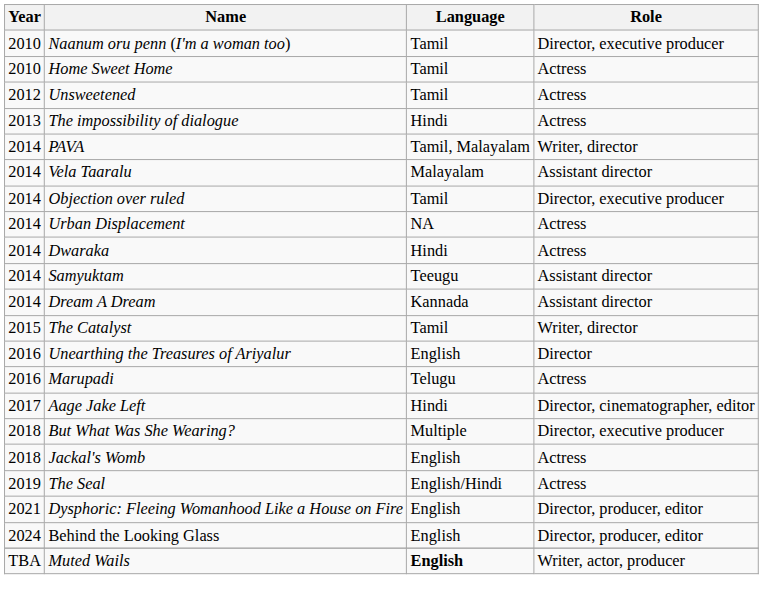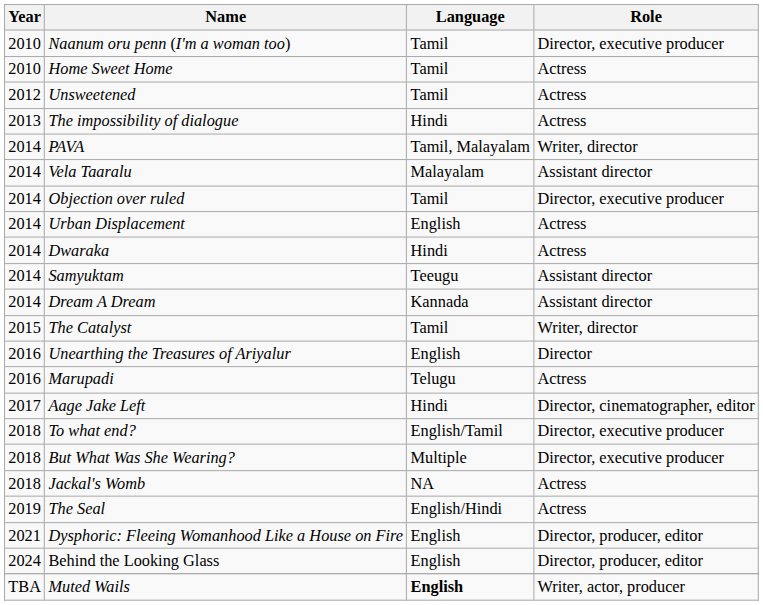(422, 224) NA -> (435, 224) English
+ row: (92, 431)
(435, 457) English -> (422, 483) NA
